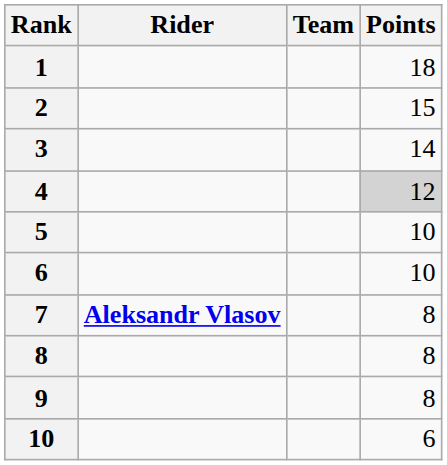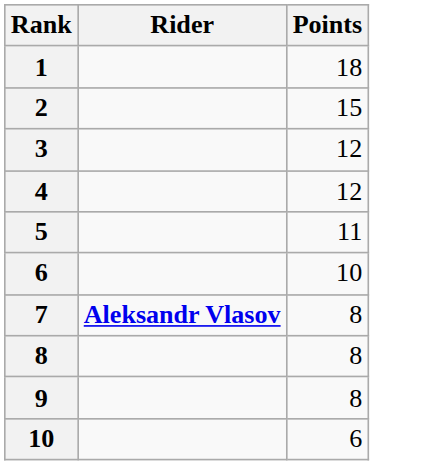- column: (323, 25)
(423, 149) 14 -> (349, 149) 12
(423, 190) lightgrey background -> (349, 190) no background
(423, 231) 10 -> (350, 231) 11
